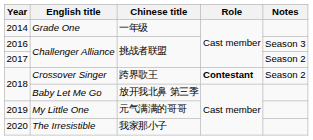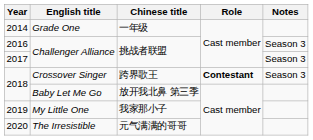(285, 59) Season 2 -> (285, 59) Season 3
(285, 75) Season 2 -> (285, 75) Season 3
(153, 109) 元气满满的哥哥 -> (143, 109) 我家那小子
(143, 126) 我家那小子 -> (153, 126) 元气满满的哥哥
